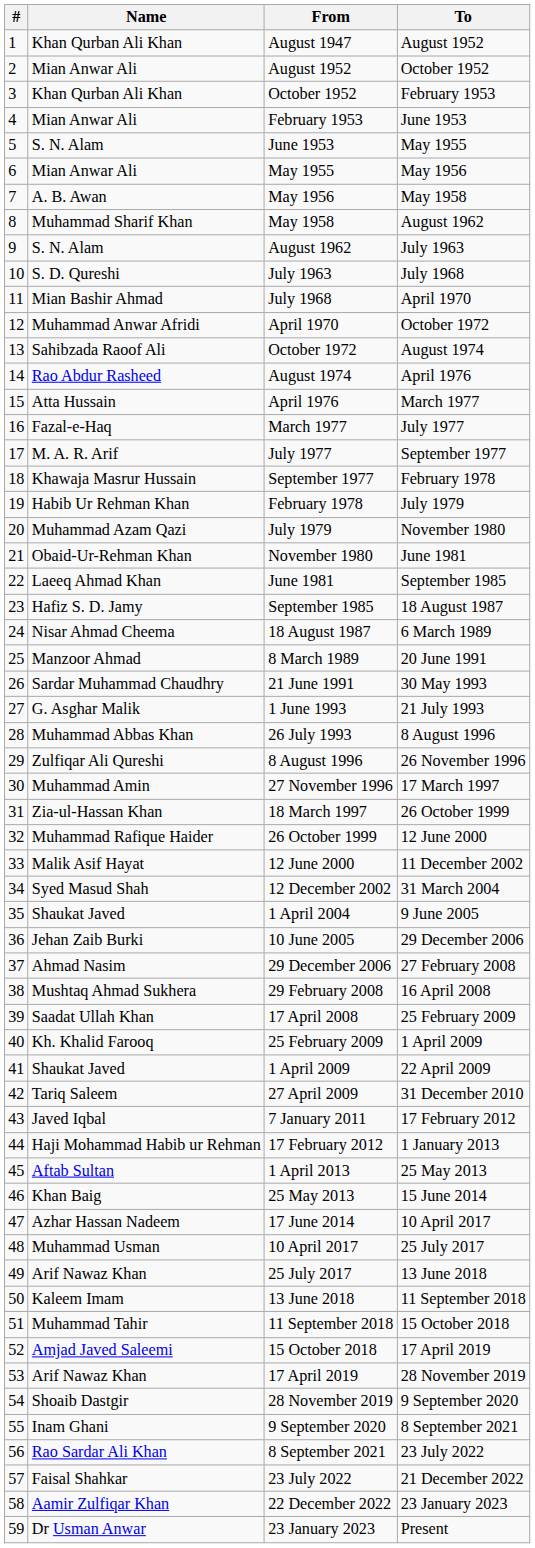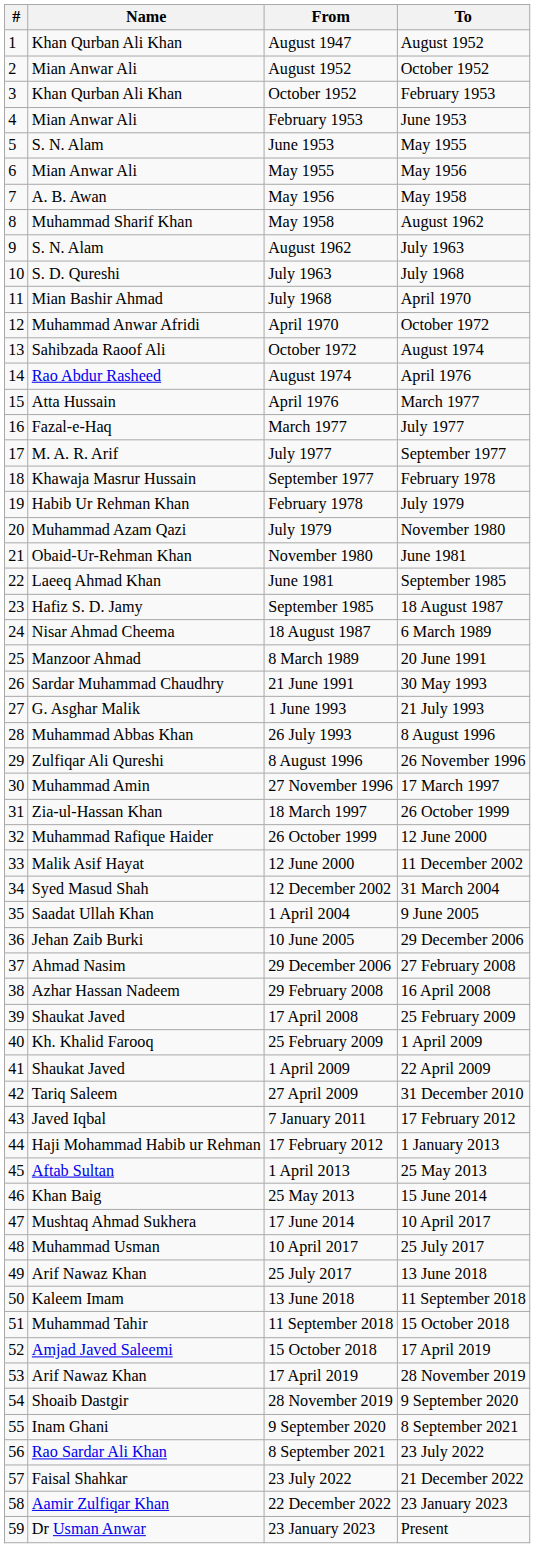(78, 914) Shaukat Javed -> (93, 914) Saadat Ullah Khan
(114, 991) Mushtaq Ahmad Sukhera -> (106, 991) Azhar Hassan Nadeem
(93, 1016) Saadat Ullah Khan -> (78, 1016) Shaukat Javed
(106, 1221) Azhar Hassan Nadeem -> (114, 1221) Mushtaq Ahmad Sukhera
